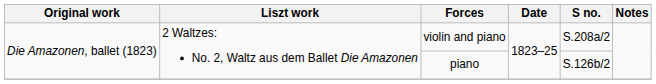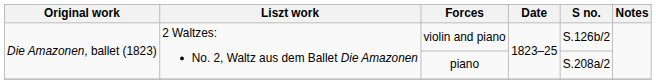(586, 37) S.208a/2 -> (586, 37) S.126b/2
(586, 65) S.126b/2 -> (586, 65) S.208a/2
